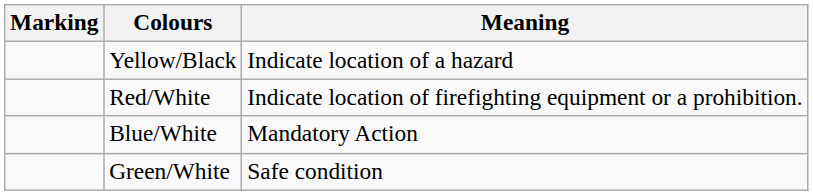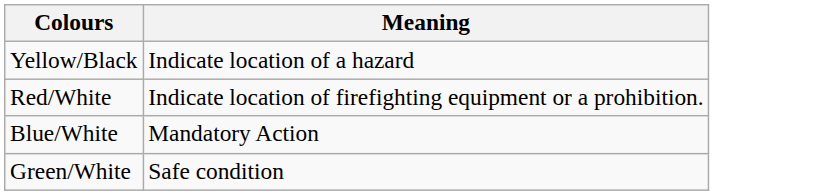- column: (54, 23)
